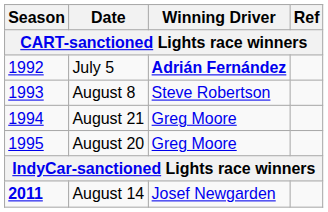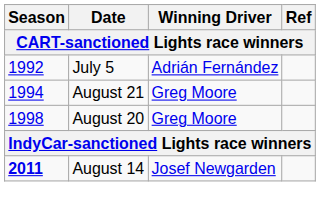(219, 68) bold -> (215, 68) normal
- row: (104, 93)
(26, 144) 1995 -> (26, 118) 1998
